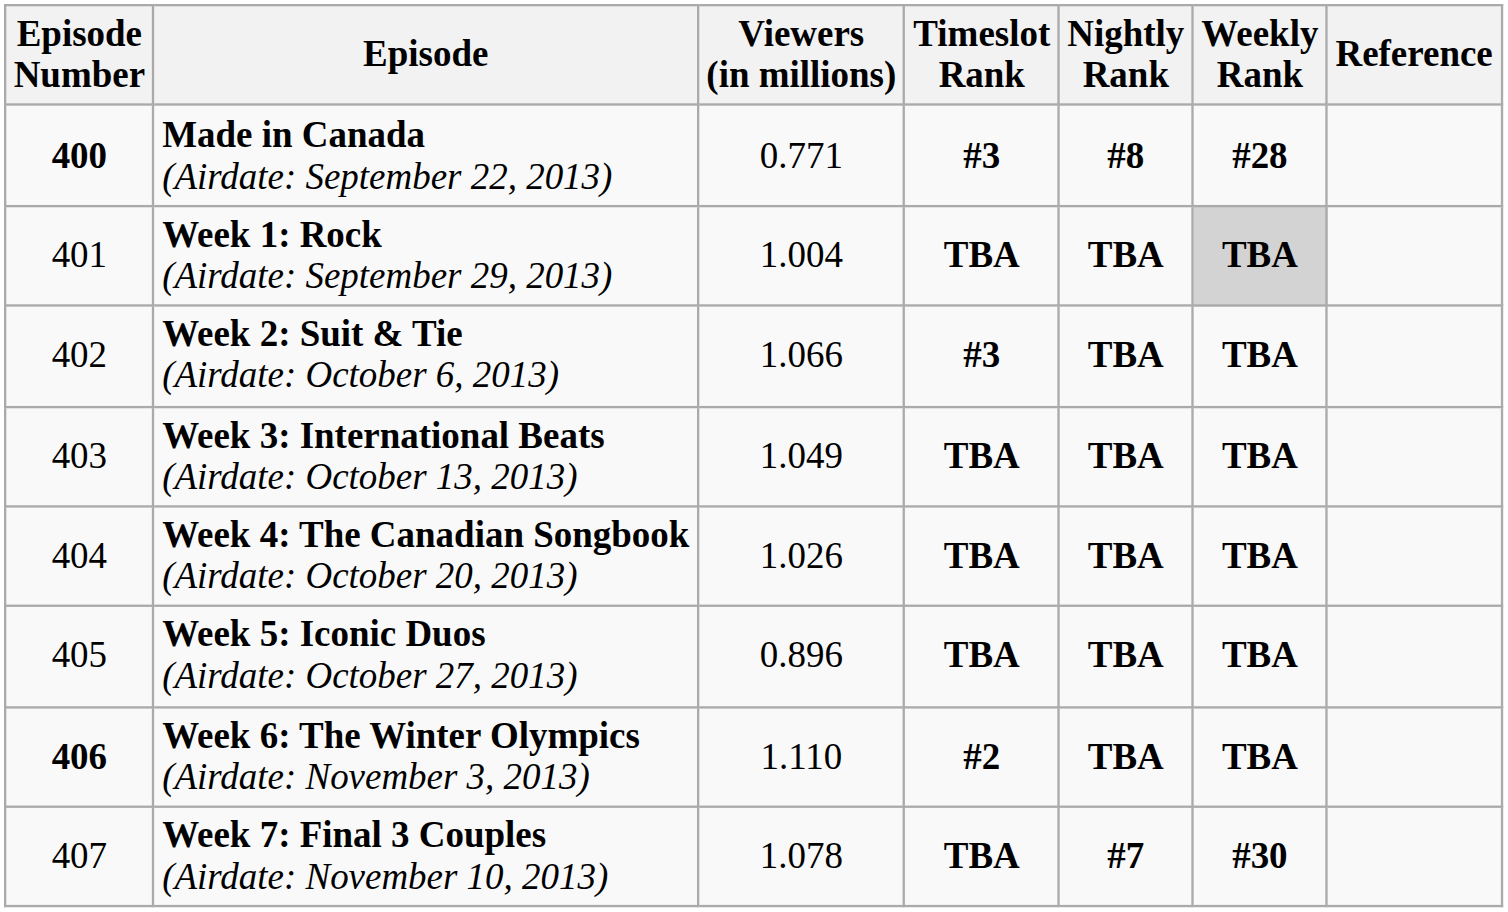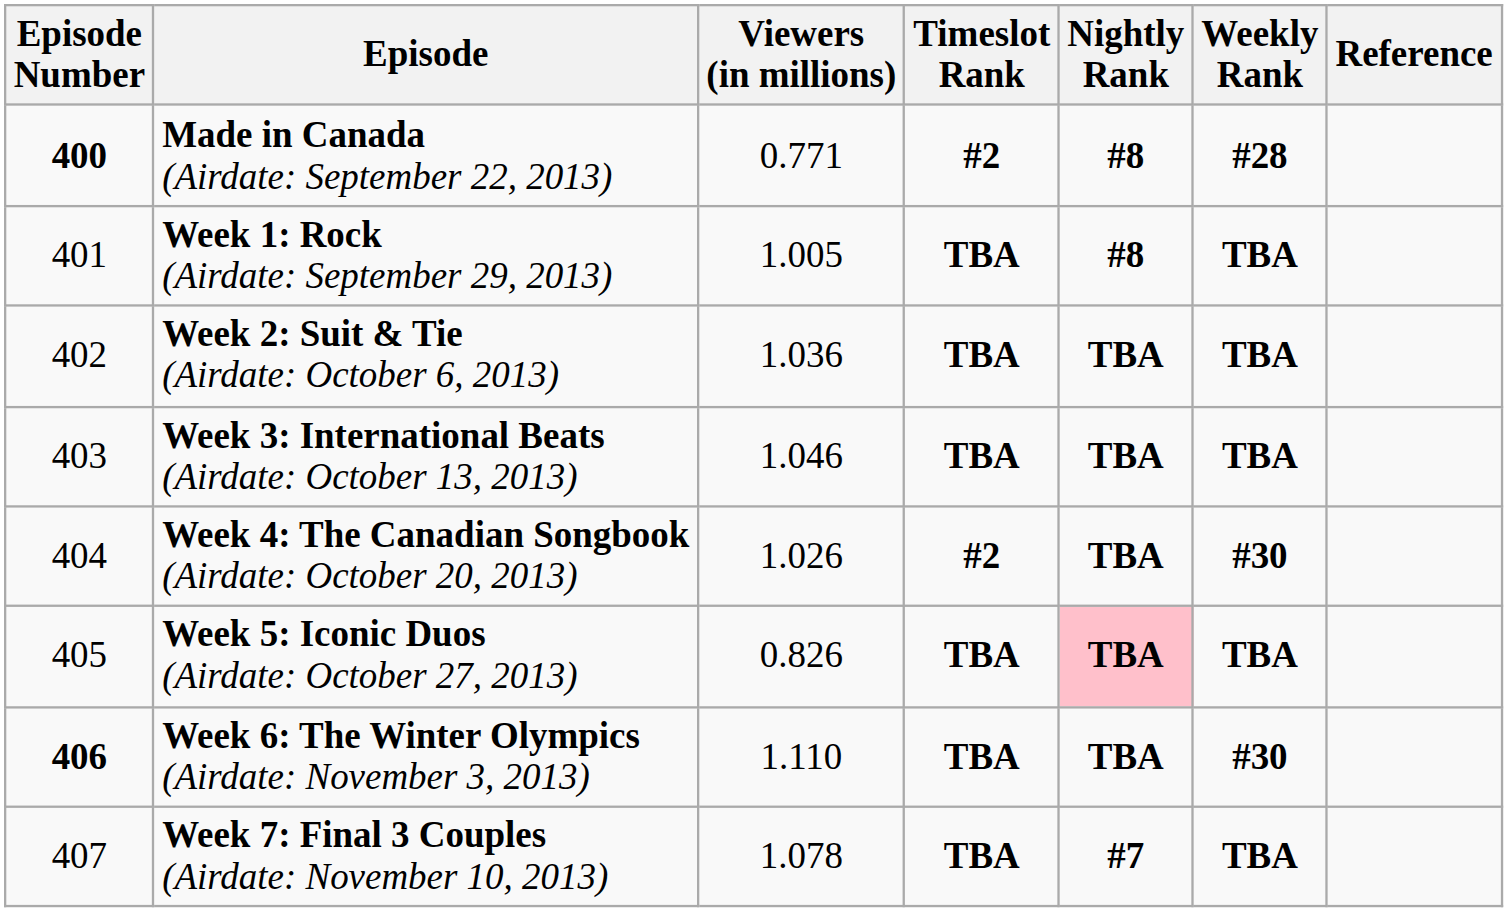(982, 154) #3 -> (982, 154) #2
(801, 254) 1.004 -> (801, 254) 1.005
(1126, 254) TBA -> (1126, 254) #8
(1260, 254) lightgrey background -> (1260, 254) no background
(801, 355) 1.066 -> (801, 355) 1.036
(982, 355) #3 -> (982, 355) TBA
(801, 455) 1.049 -> (801, 455) 1.046
(982, 555) TBA -> (982, 555) #2
(1260, 555) TBA -> (1260, 555) #30
(801, 655) 0.896 -> (801, 655) 0.826
(1126, 655) no background -> (1126, 655) pink background
(982, 755) #2 -> (982, 755) TBA
(1260, 755) TBA -> (1260, 755) #30
(1260, 856) #30 -> (1260, 856) TBA
